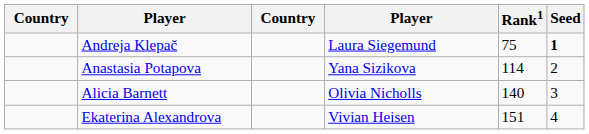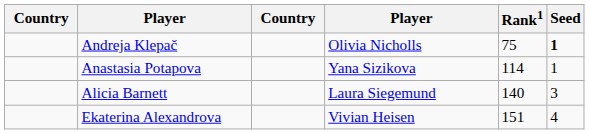(382, 44) Laura Siegemund -> (375, 44) Olivia Nicholls
(554, 68) 2 -> (554, 68) 1
(375, 92) Olivia Nicholls -> (382, 92) Laura Siegemund
